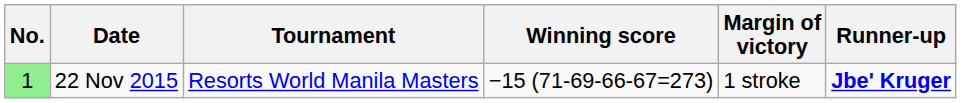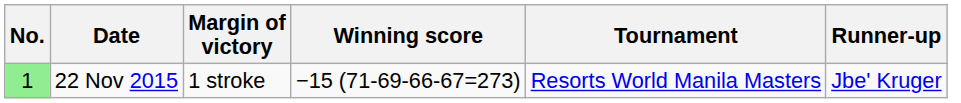columns swapped: (333, 34) <-> (772, 34)
(891, 81) bold -> (886, 81) normal
